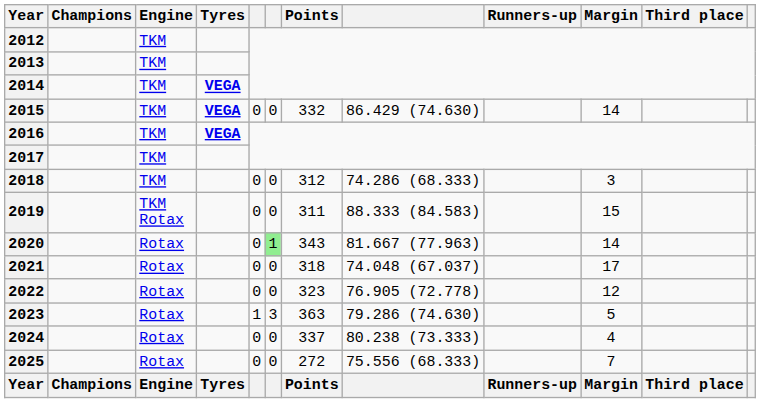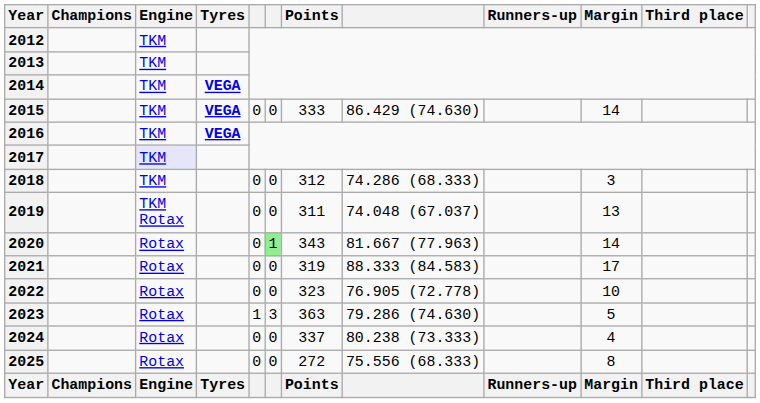(312, 110) 332 -> (312, 110) 333
(153, 157) no background -> (153, 157) lavender background
(413, 213) 88.333 (84.583) -> (413, 213) 74.048 (67.037)
(611, 213) 15 -> (611, 213) 13
(312, 268) 318 -> (312, 268) 319
(413, 268) 74.048 (67.037) -> (413, 268) 88.333 (84.583)
(611, 291) 12 -> (611, 291) 10
(611, 362) 7 -> (611, 362) 8
